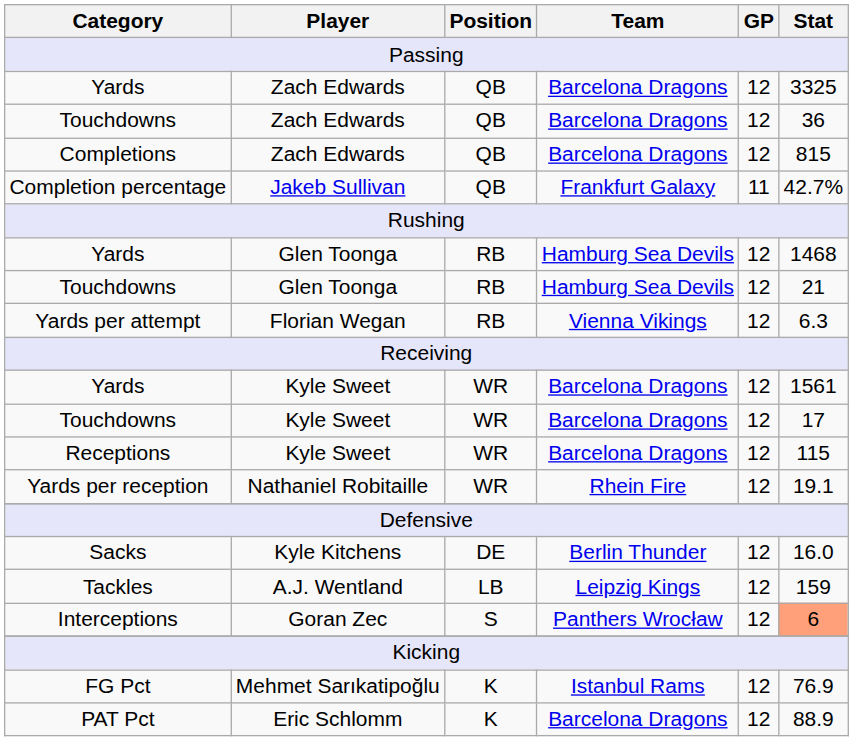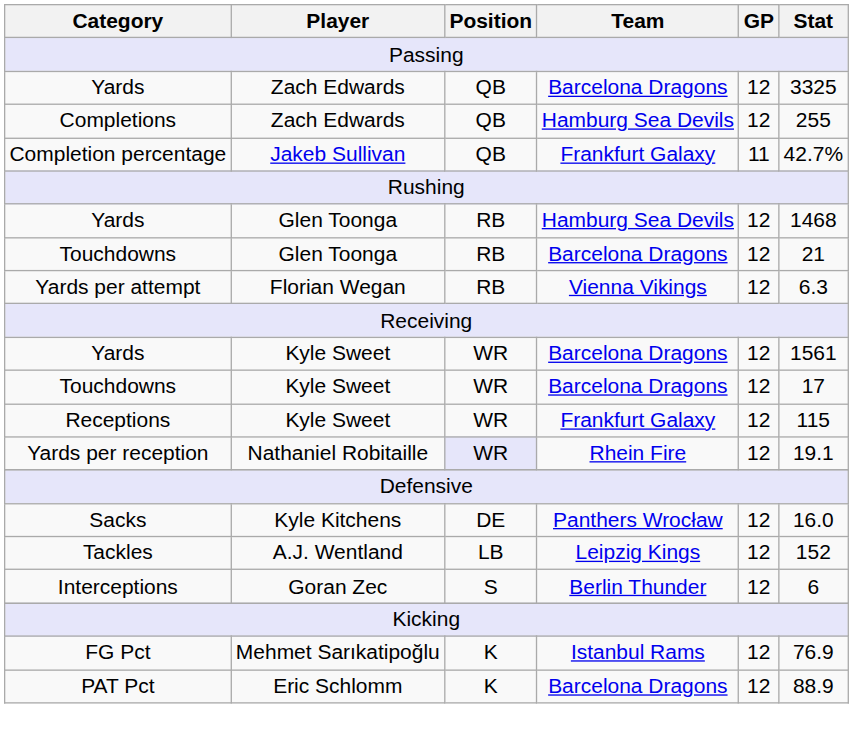- row: (118, 120)
(638, 154) Barcelona Dragons -> (638, 120) Hamburg Sea Devils
(813, 154) 815 -> (813, 120) 255
(638, 287) Hamburg Sea Devils -> (638, 253) Barcelona Dragons
(638, 453) Barcelona Dragons -> (638, 420) Frankfurt Galaxy
(491, 486) no background -> (491, 453) lavender background
(638, 552) Berlin Thunder -> (638, 519) Panthers Wrocław
(813, 586) 159 -> (813, 552) 152
(638, 619) Panthers Wrocław -> (638, 586) Berlin Thunder
(813, 619) lightsalmon background -> (813, 586) no background
